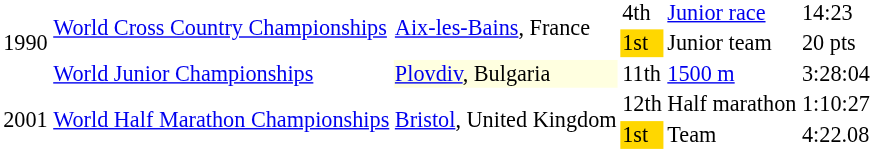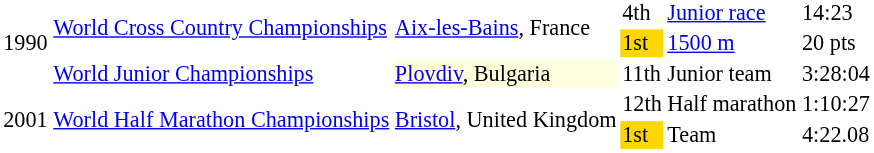(720, 43) Junior team -> (701, 43) 1500 m
(701, 73) 1500 m -> (720, 73) Junior team
